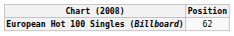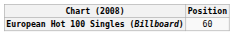(207, 24) 62 -> (207, 24) 60
